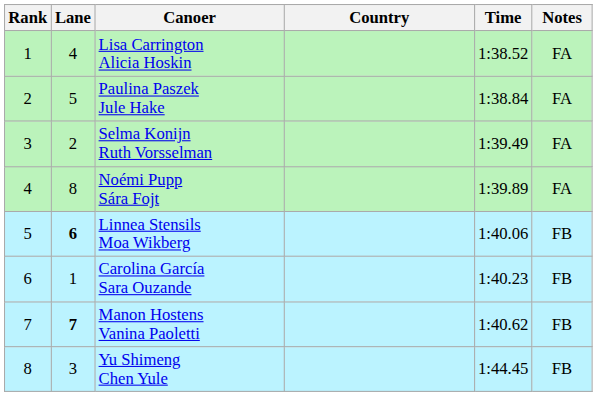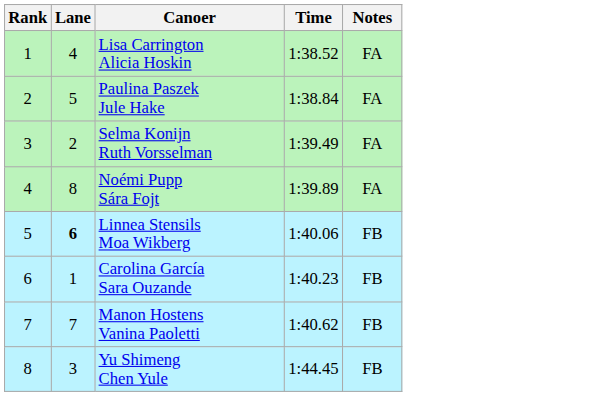- column: (379, 17)
(73, 324) bold -> (73, 324) normal
